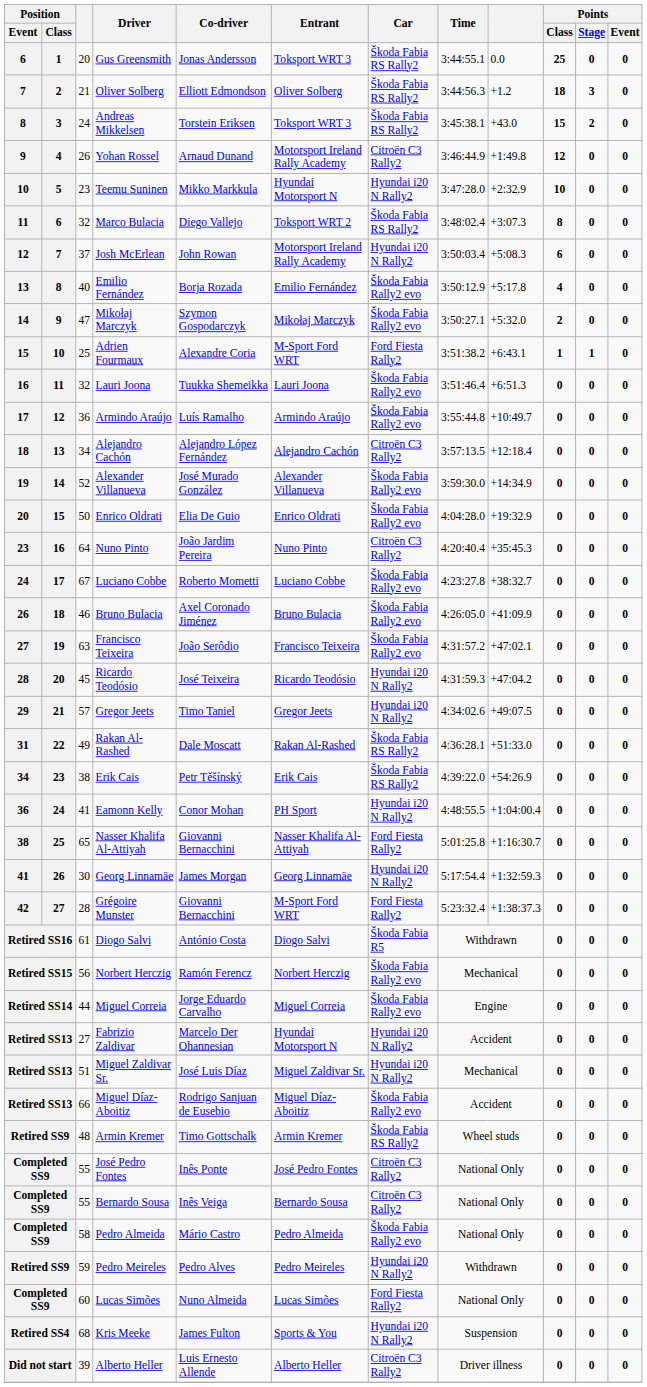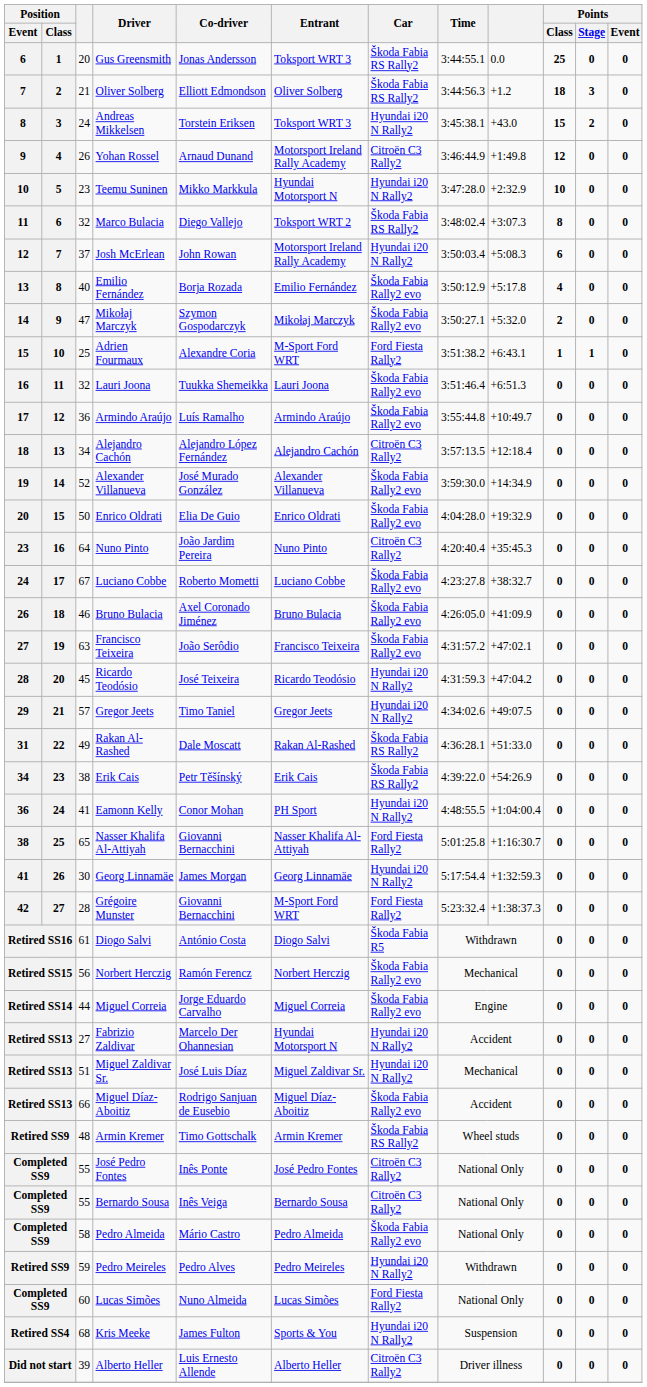(399, 123) Škoda Fabia RS Rally2 -> (399, 123) Hyundai i20 N Rally2
